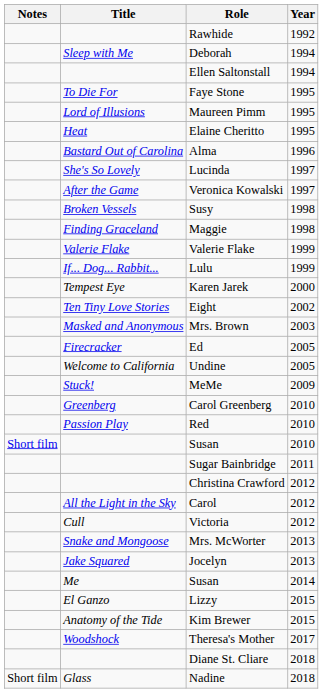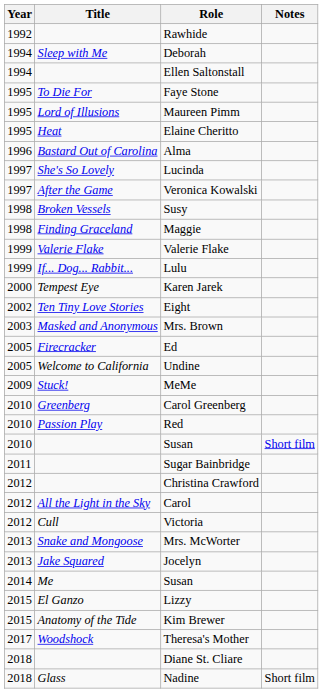columns swapped: (303, 14) <-> (32, 14)
